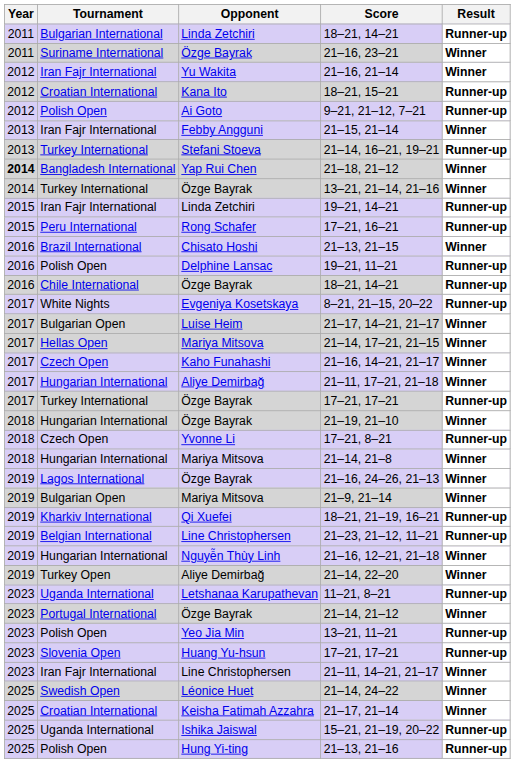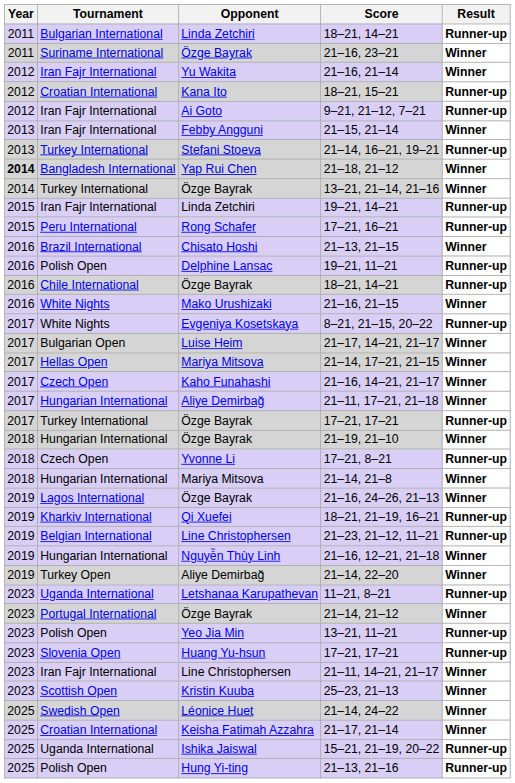(74, 111) Polish Open -> (98, 111) Iran Fajr International
+ row: (227, 305)
- row: (222, 498)
+ row: (218, 691)
